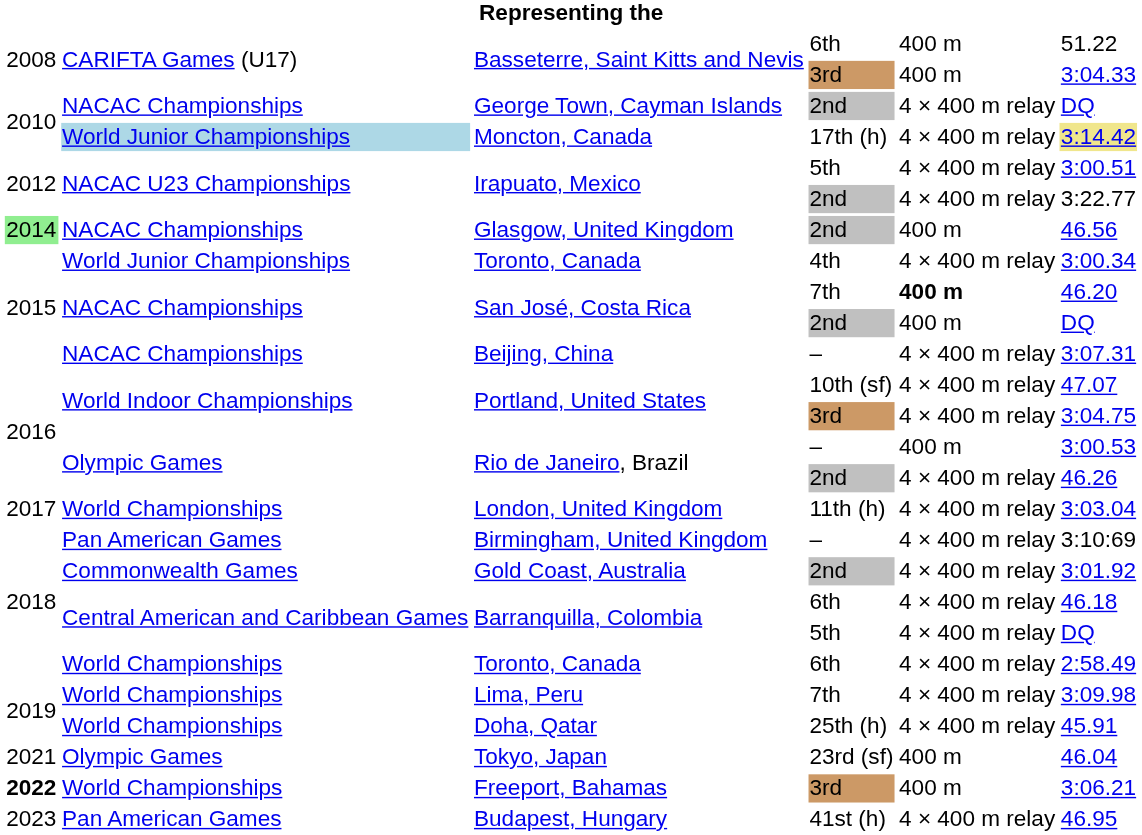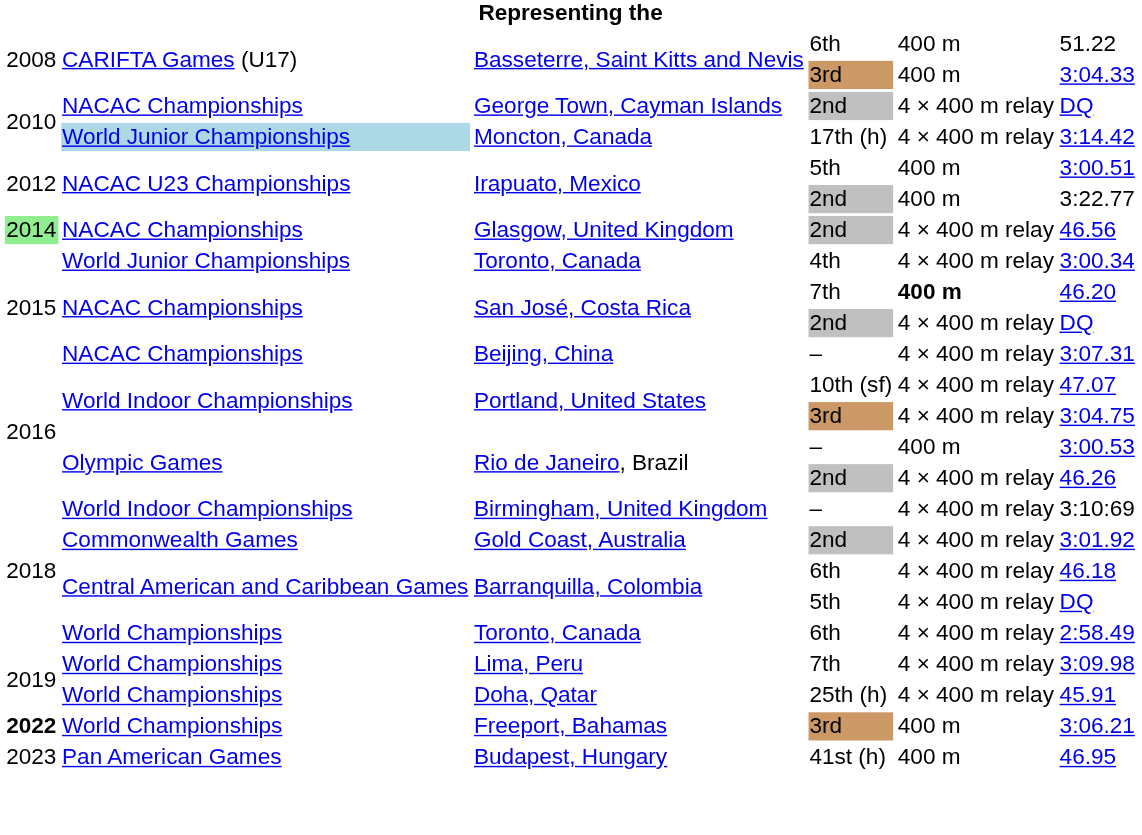(1098, 136) khaki background -> (1097, 136) no background
(977, 167) 4 × 400 m relay -> (929, 167) 400 m
(977, 198) 4 × 400 m relay -> (929, 198) 400 m
(930, 229) 400 m -> (976, 229) 4 × 400 m relay
(930, 322) 400 m -> (976, 322) 4 × 400 m relay
- row: (598, 509)
(172, 540) Pan American Games -> (207, 509) World Indoor Championships
- row: (540, 757)
(977, 819) 4 × 400 m relay -> (929, 757) 400 m
